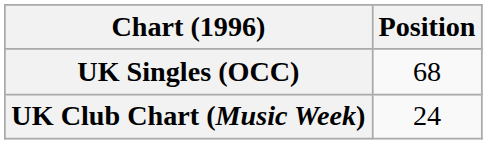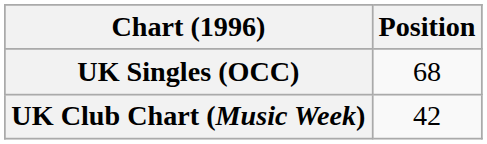(427, 116) 24 -> (427, 116) 42
